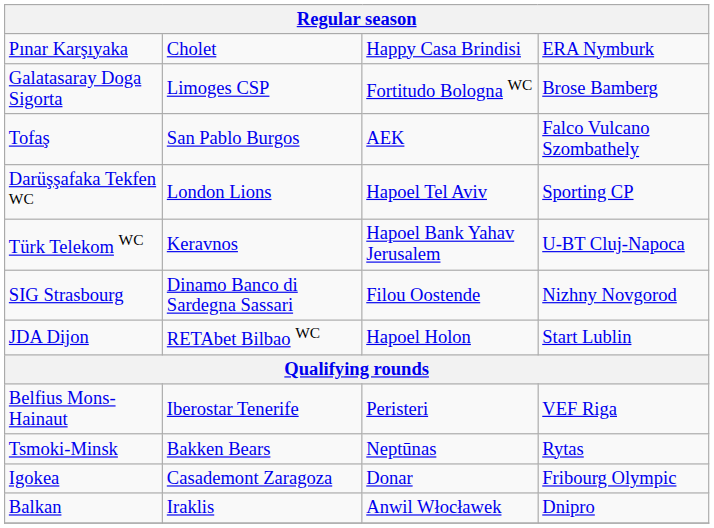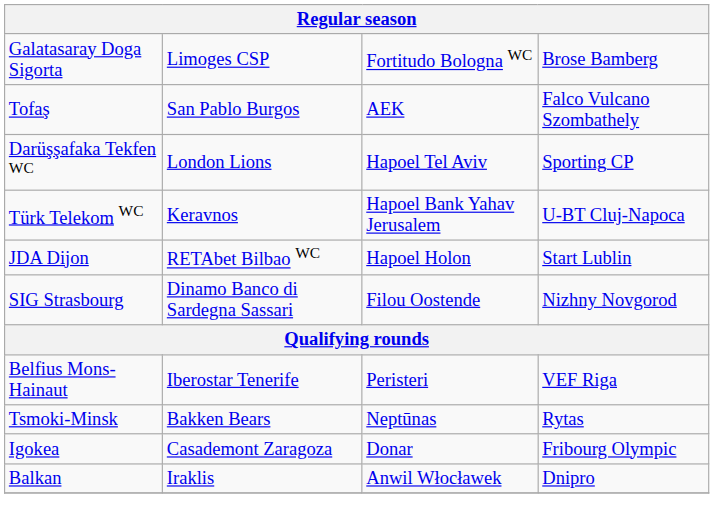- row: (68, 48)
rows swapped: (49, 337) <-> (66, 294)
